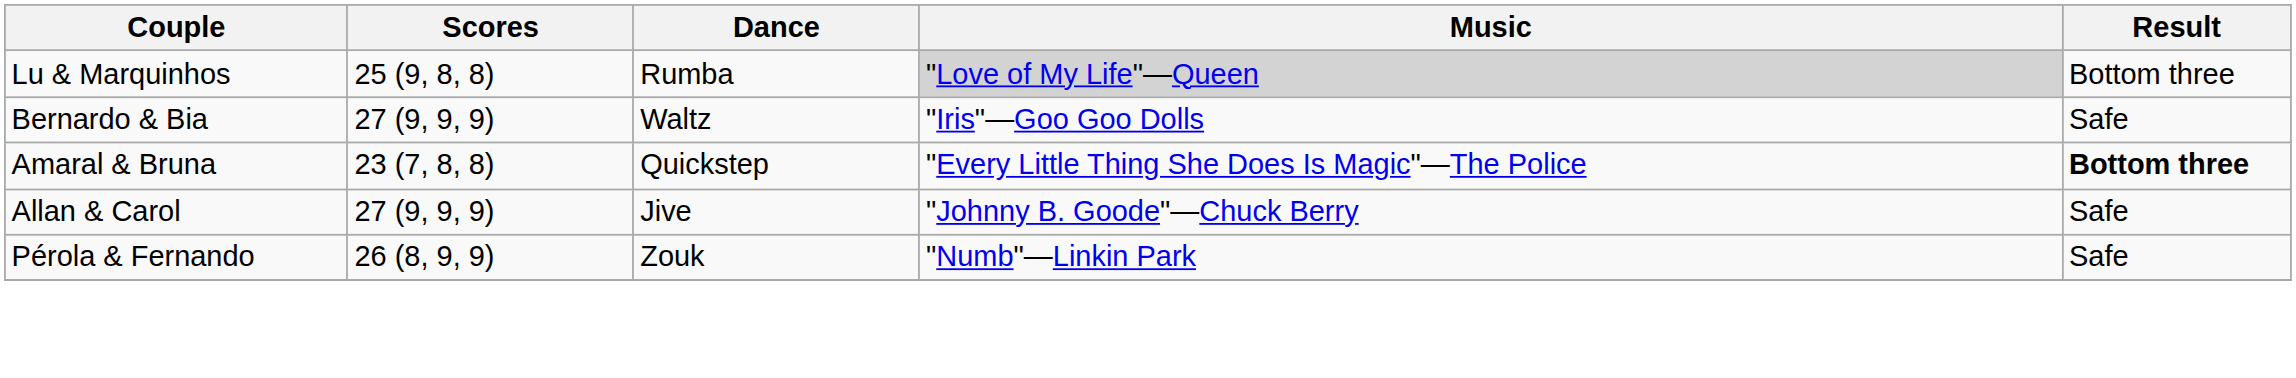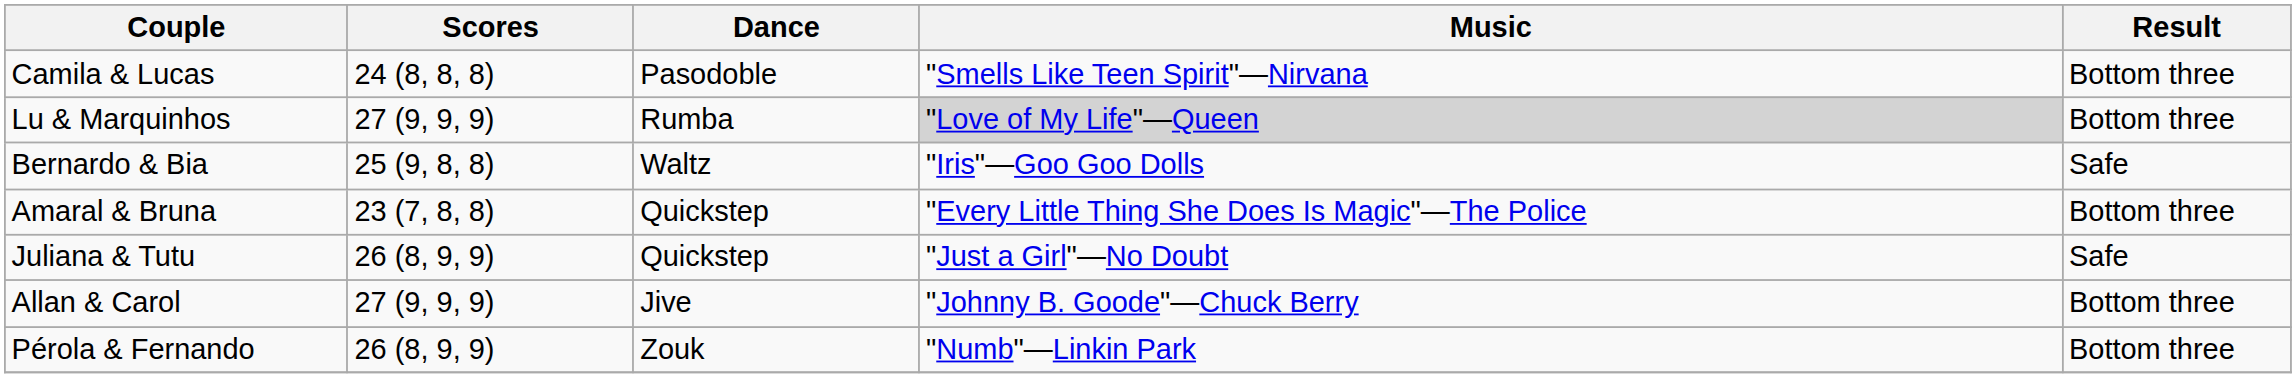+ row: (113, 73)
(424, 73) 25 (9, 8, 8) -> (424, 119) 27 (9, 9, 9)
(424, 119) 27 (9, 9, 9) -> (424, 165) 25 (9, 8, 8)
(2159, 165) bold -> (2152, 211) normal
+ row: (103, 257)
(2099, 211) Safe -> (2152, 303) Bottom three
(2099, 257) Safe -> (2152, 348) Bottom three
